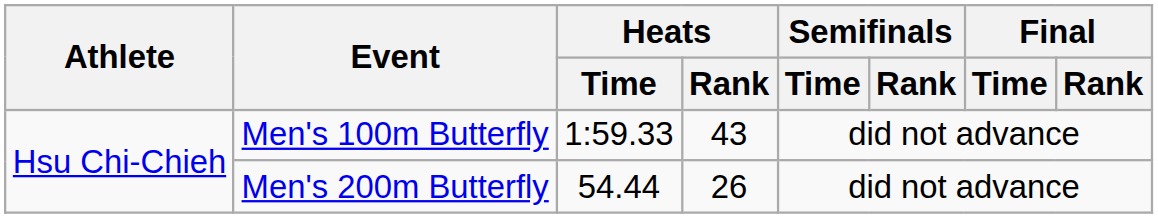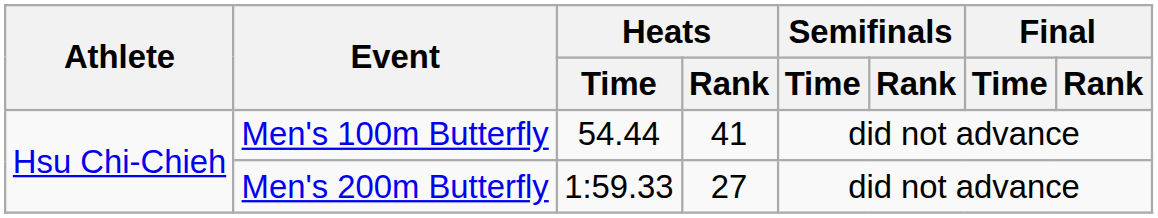(619, 135) 1:59.33 -> (619, 135) 54.44
(729, 135) 43 -> (729, 135) 41
(619, 187) 54.44 -> (619, 187) 1:59.33
(729, 187) 26 -> (729, 187) 27
